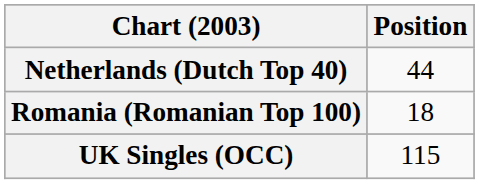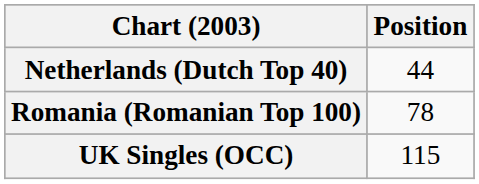(420, 112) 18 -> (420, 112) 78
